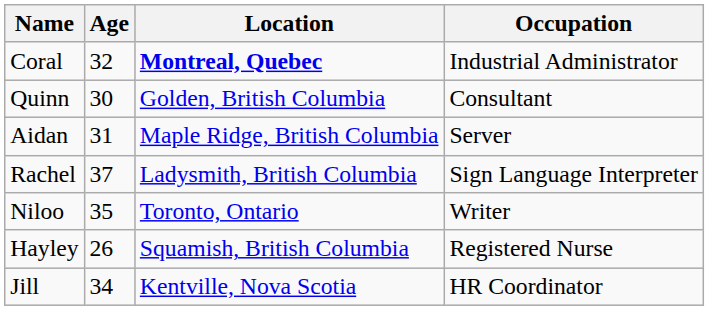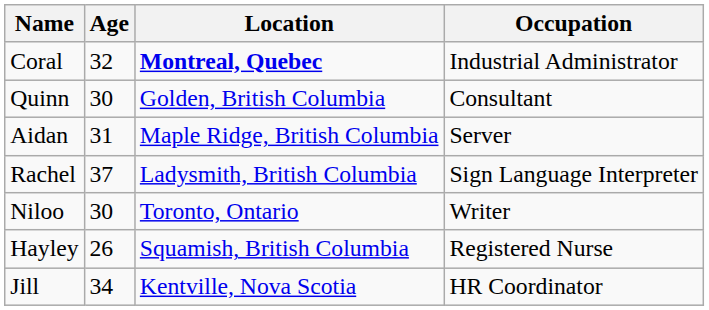(101, 211) 35 -> (101, 211) 30
